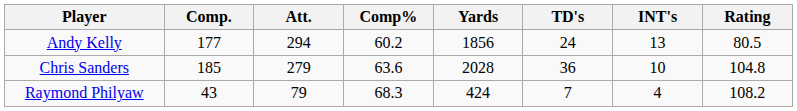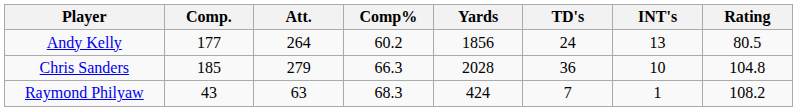(299, 42) 294 -> (299, 42) 264
(388, 67) 63.6 -> (388, 67) 66.3
(299, 93) 79 -> (299, 93) 63
(658, 93) 4 -> (658, 93) 1
